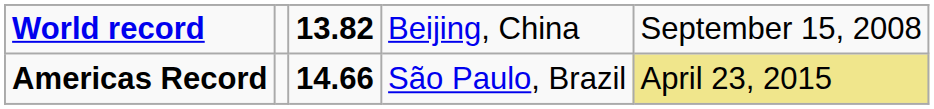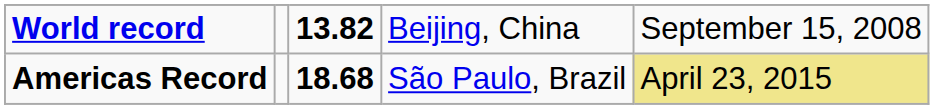(335, 78) 14.66 -> (335, 78) 18.68
